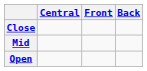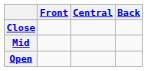columns swapped: (99, 12) <-> (60, 12)
